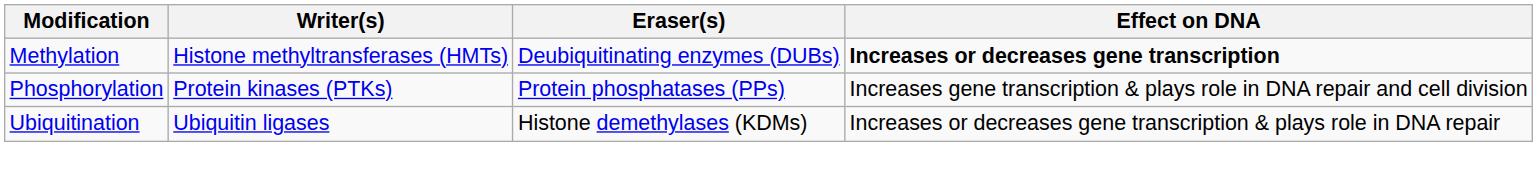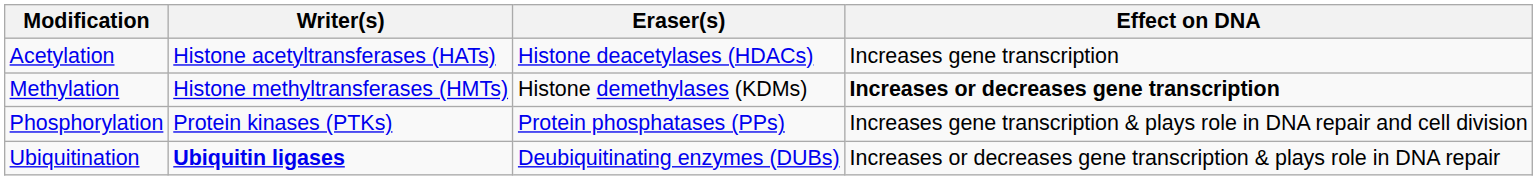+ row: (62, 55)
(679, 55) Deubiquitinating enzymes (DUBs) -> (663, 89) Histone demethylases (KDMs)
(251, 123) normal -> (259, 157) bold
(663, 123) Histone demethylases (KDMs) -> (679, 157) Deubiquitinating enzymes (DUBs)
